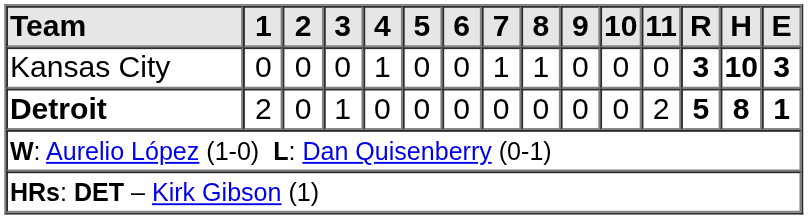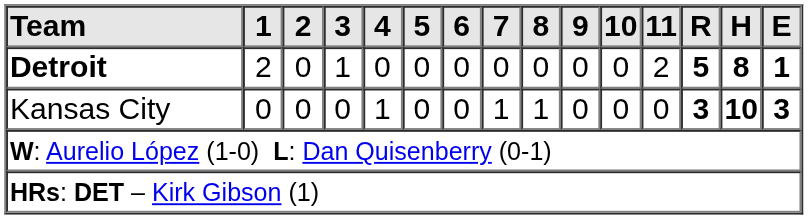rows swapped: (58, 108) <-> (90, 67)
